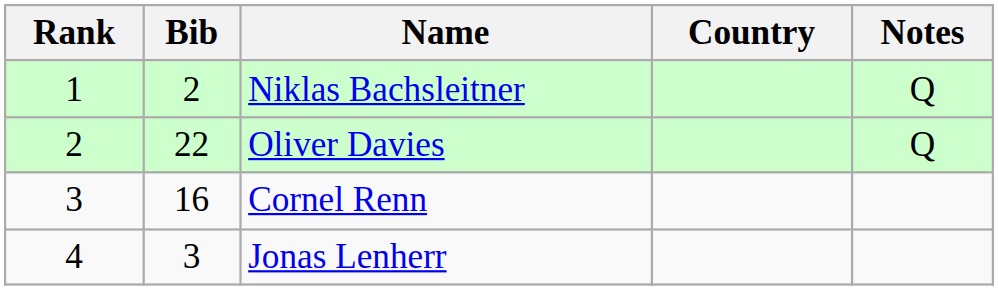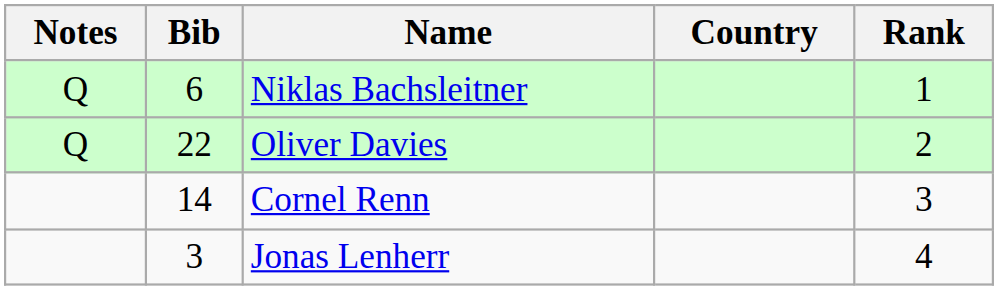columns swapped: (74, 32) <-> (923, 32)
(192, 88) 2 -> (194, 88) 6
(192, 199) 16 -> (194, 199) 14
